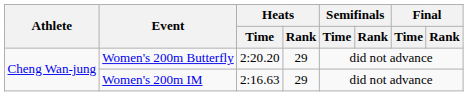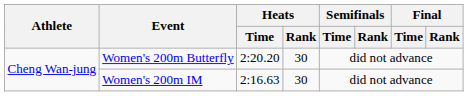(301, 58) 29 -> (301, 58) 30
(301, 80) 29 -> (301, 80) 30
